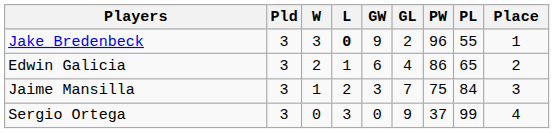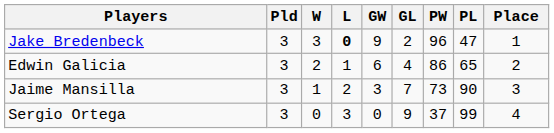(468, 41) 55 -> (468, 41) 47
(438, 91) 75 -> (438, 91) 73
(468, 91) 84 -> (468, 91) 90
